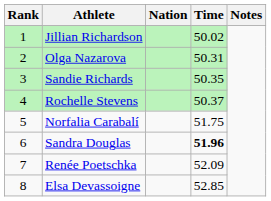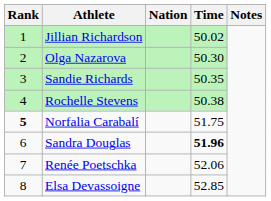(209, 57) 50.31 -> (209, 57) 50.30
(209, 100) 50.37 -> (209, 100) 50.38
(23, 121) normal -> (23, 121) bold
(209, 164) 52.09 -> (209, 164) 52.06
